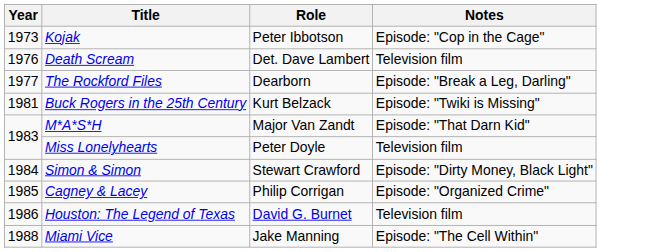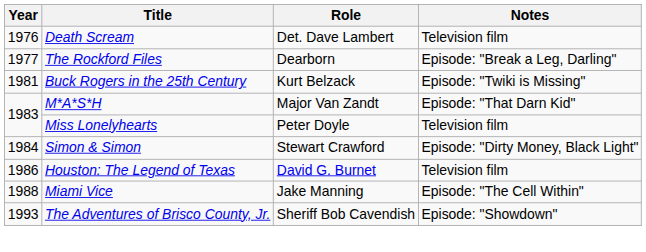- row: (62, 37)
- row: (96, 192)
+ row: (158, 214)
